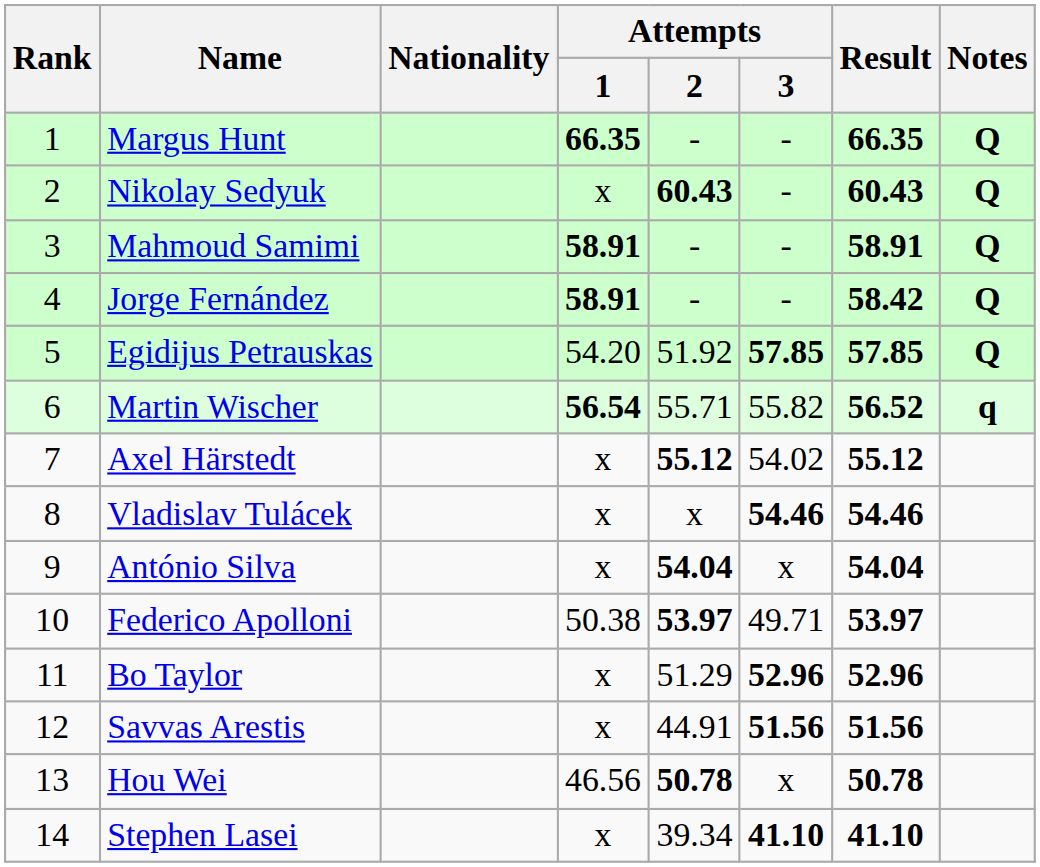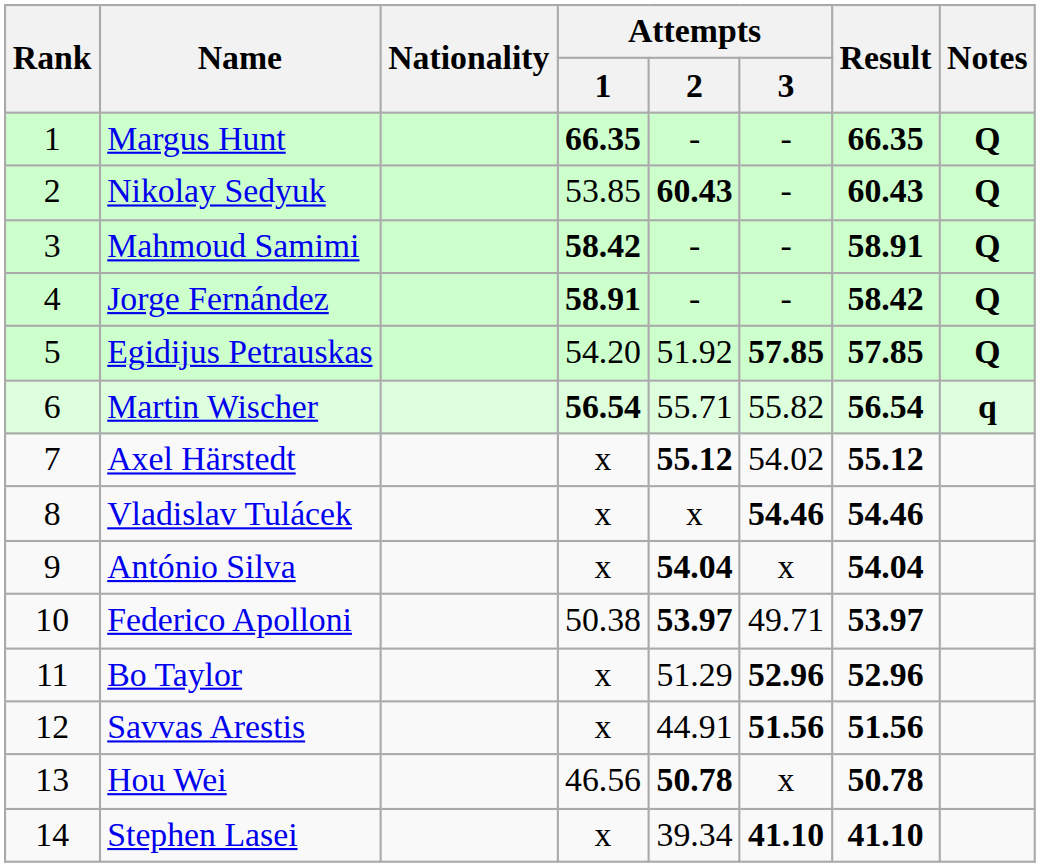(603, 191) x -> (603, 191) 53.85
(603, 245) 58.91 -> (603, 245) 58.42
(886, 406) 56.52 -> (886, 406) 56.54
